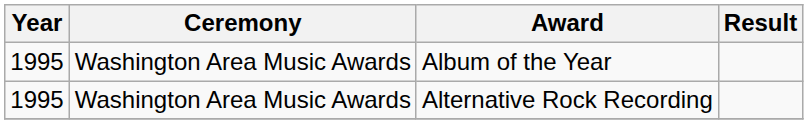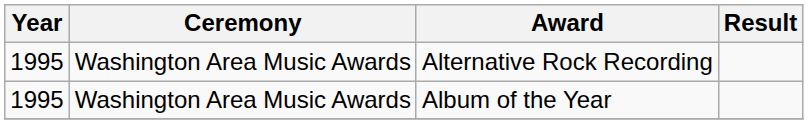rows swapped: (567, 99) <-> (517, 61)
